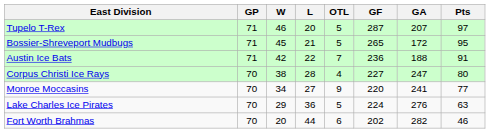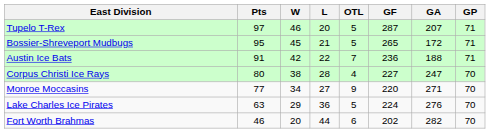columns swapped: (252, 12) <-> (463, 12)
(419, 89) 241 -> (434, 89) 271
